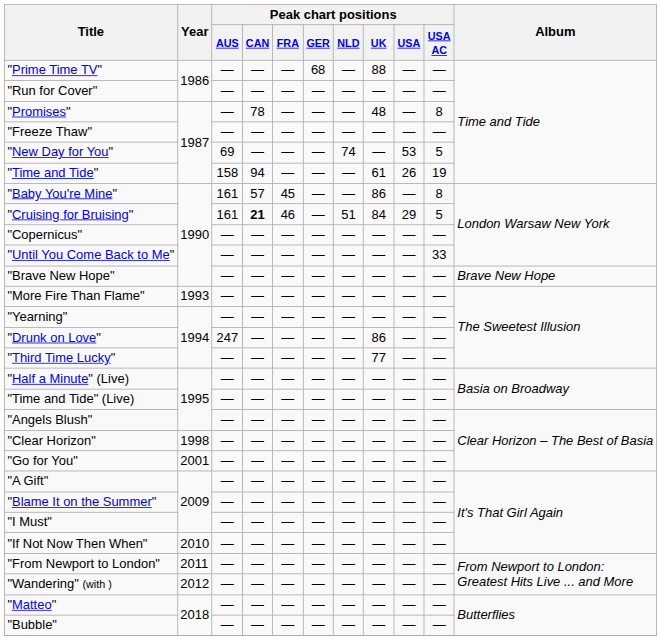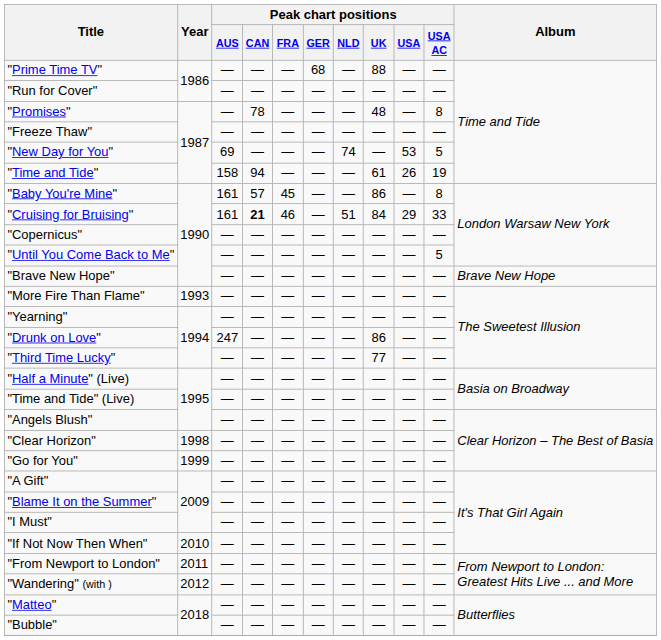(439, 214) 5 -> (439, 214) 33
(439, 255) 33 -> (439, 255) 5
(195, 460) 2001 -> (195, 460) 1999
